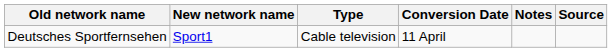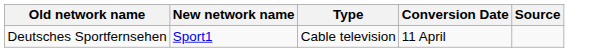- column: (534, 15)
